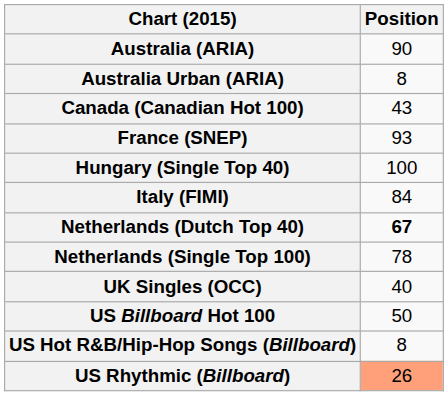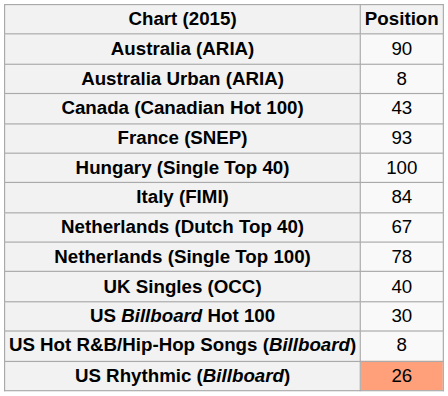(402, 227) bold -> (402, 227) normal
(402, 316) 50 -> (402, 316) 30
